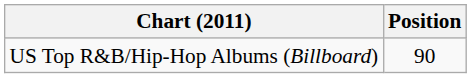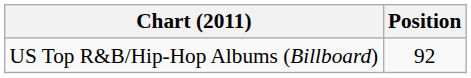(425, 55) 90 -> (425, 55) 92
